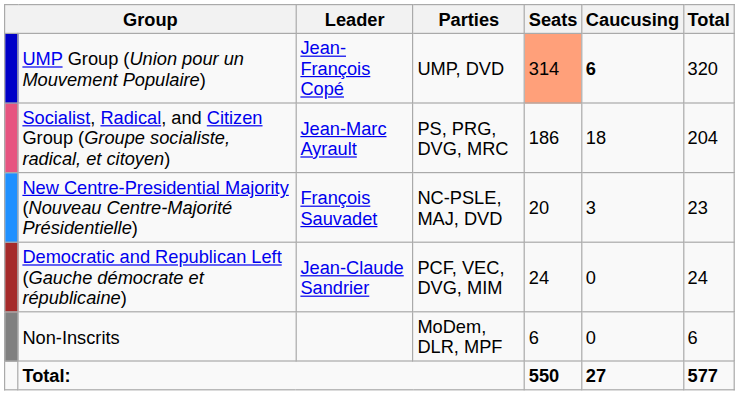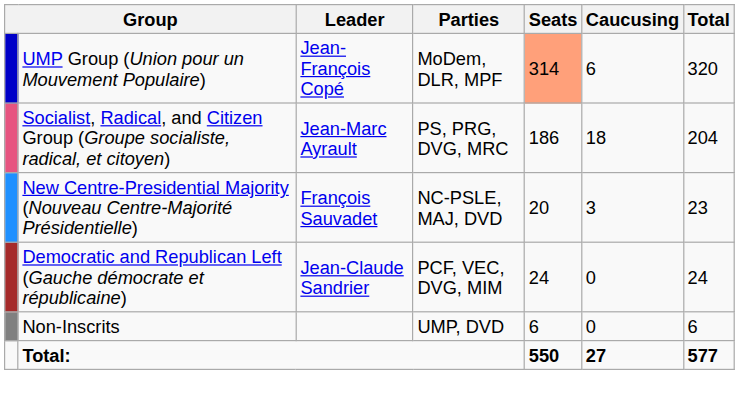(461, 69) UMP, DVD -> (460, 69) MoDem, DLR, MPF
(591, 69) bold -> (591, 69) normal
(460, 337) MoDem, DLR, MPF -> (461, 327) UMP, DVD
